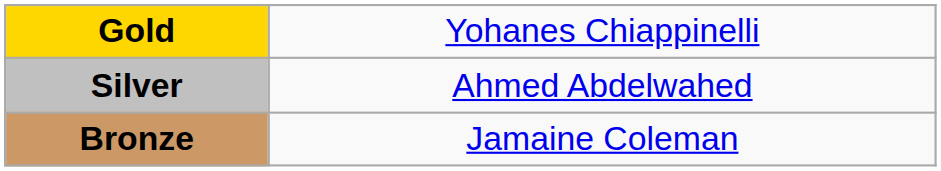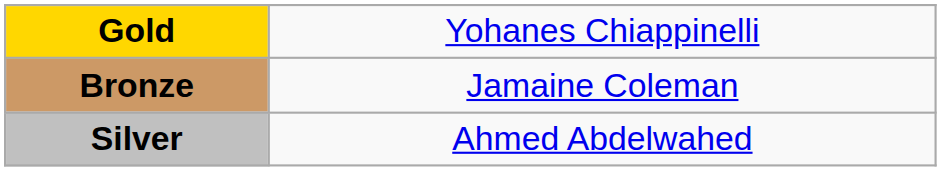rows swapped: (137, 84) <-> (137, 138)
